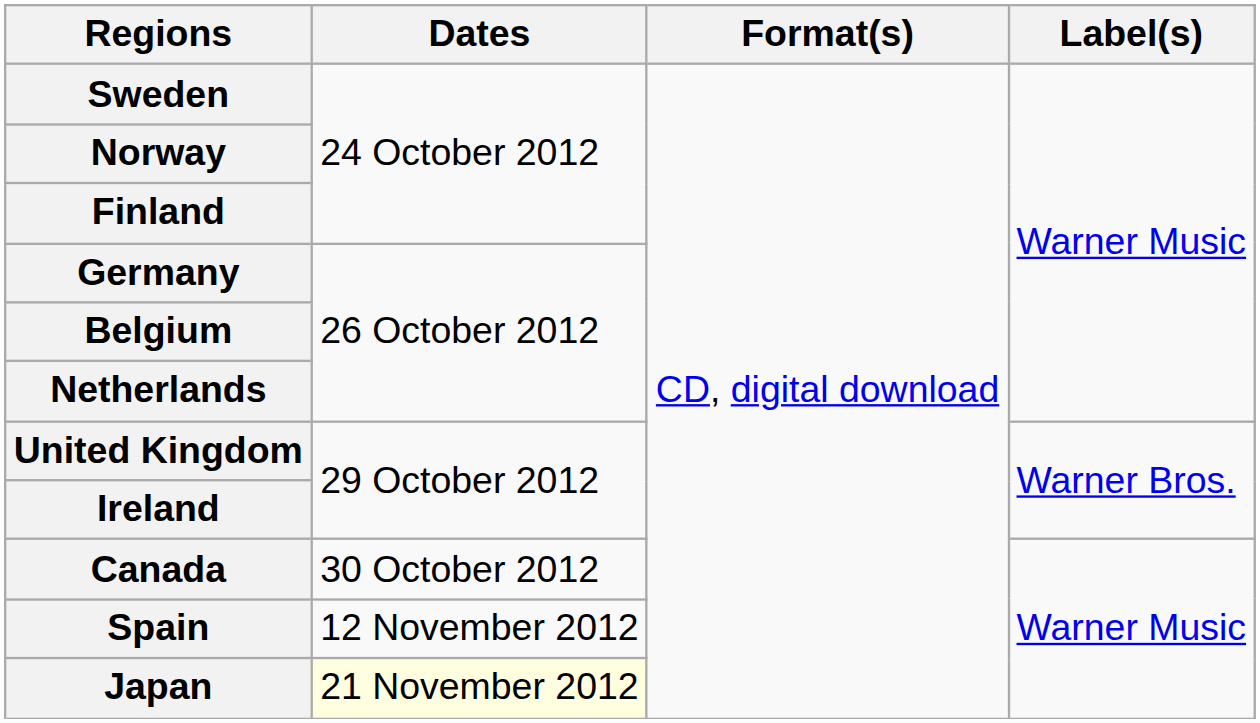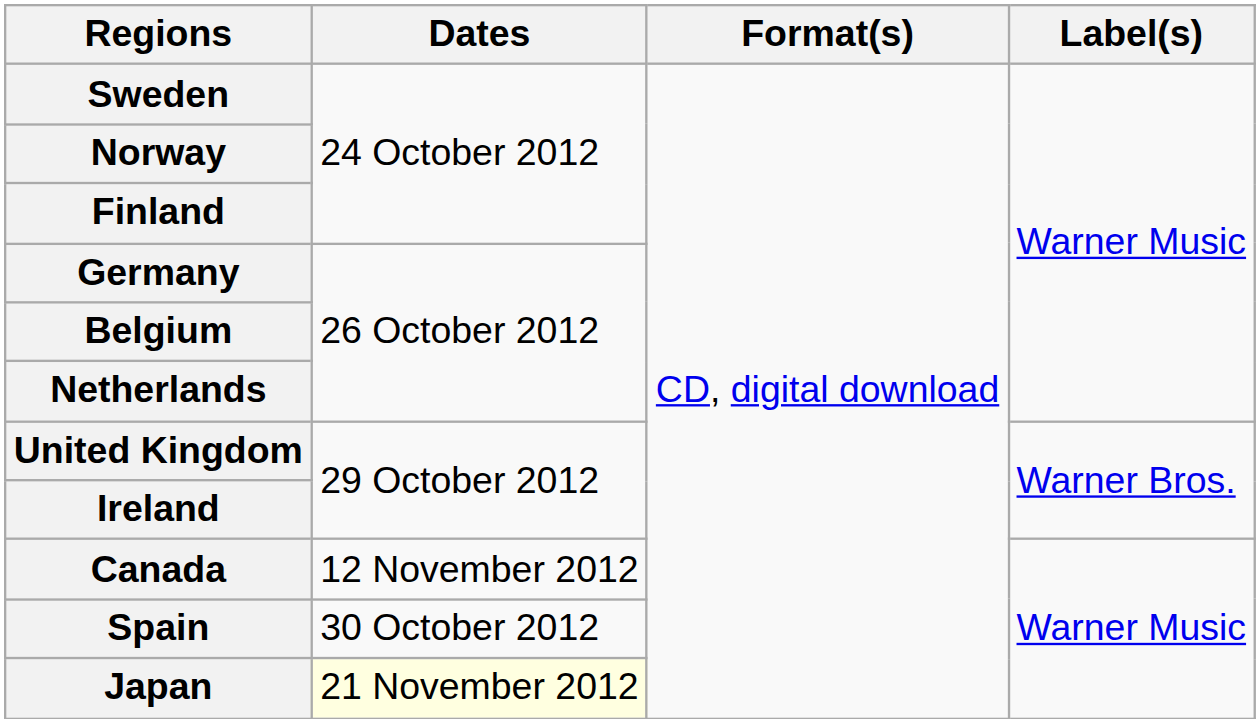(460, 568) 30 October 2012 -> (479, 568) 12 November 2012
(479, 627) 12 November 2012 -> (460, 627) 30 October 2012
